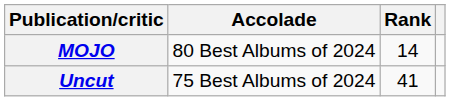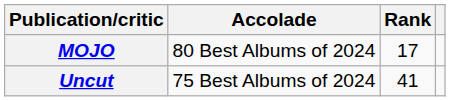(408, 50) 14 -> (408, 50) 17
